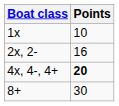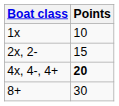(80, 52) 16 -> (80, 52) 15
